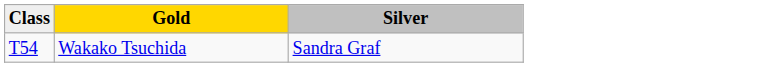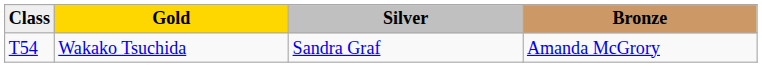+ column: (640, 18)
